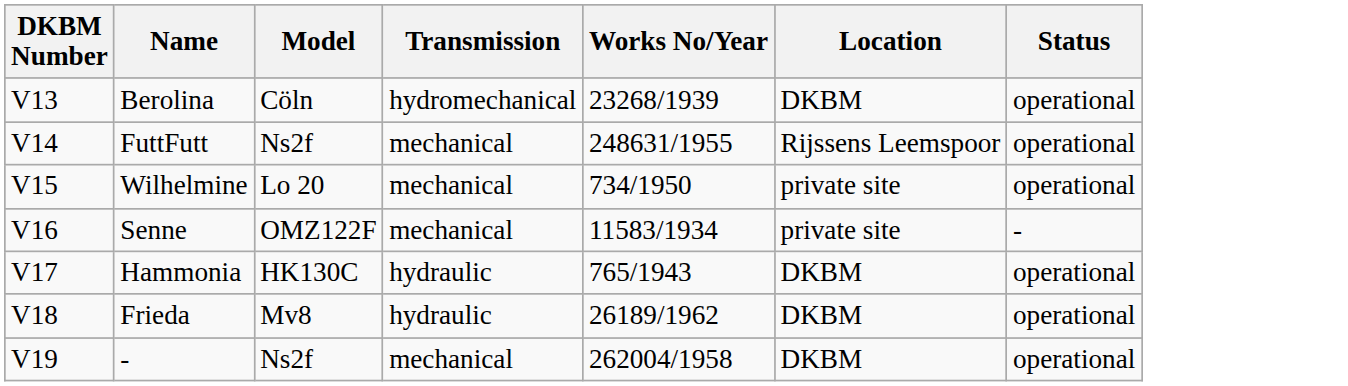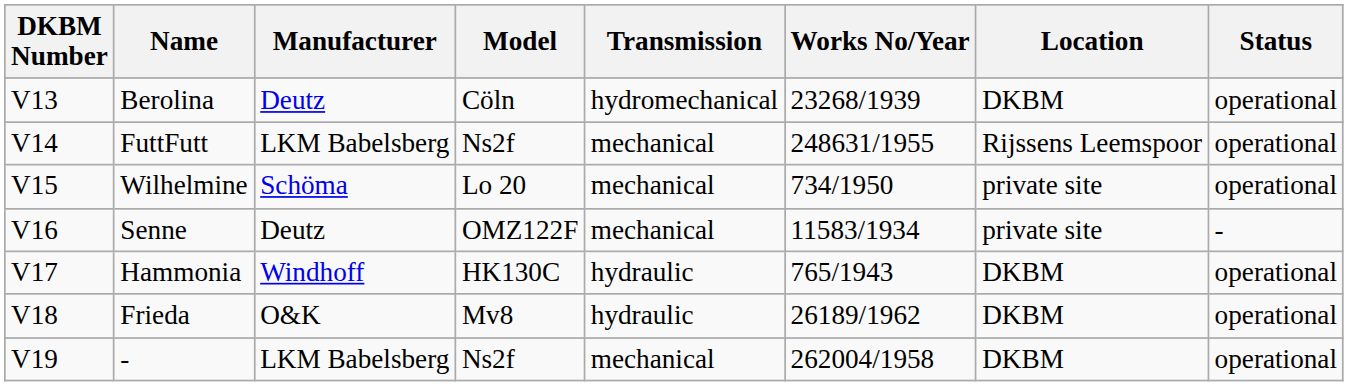+ column: (355, 41)
